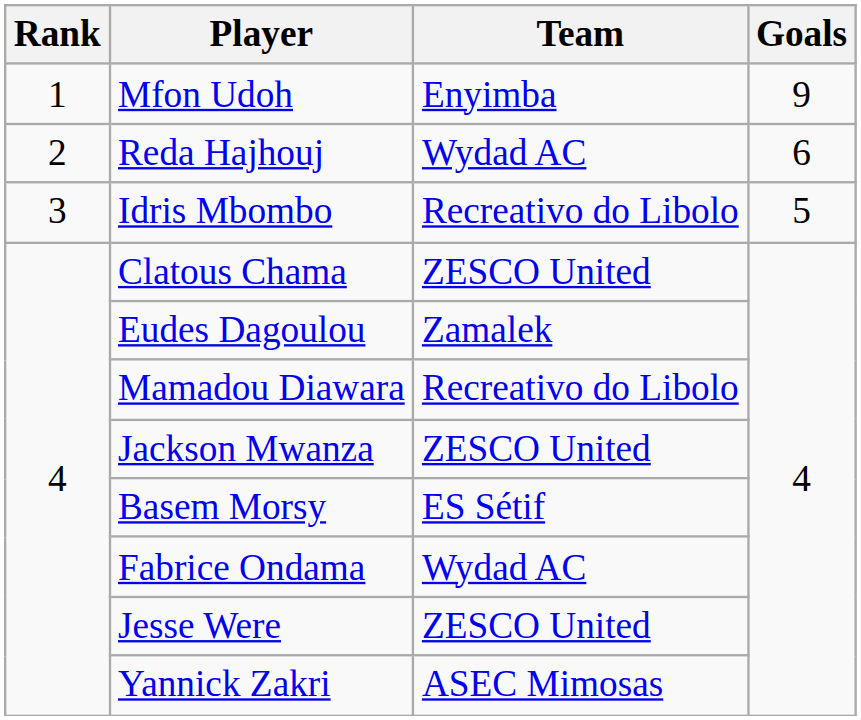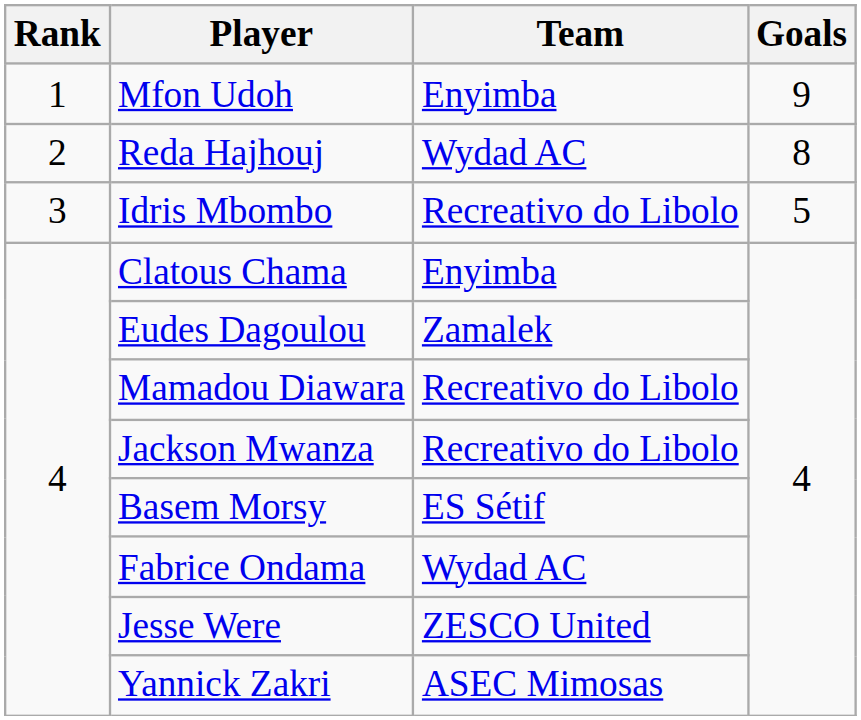(801, 152) 6 -> (801, 152) 8
(536, 270) ZESCO United -> (489, 270) Enyimba
(536, 447) ZESCO United -> (580, 447) Recreativo do Libolo
